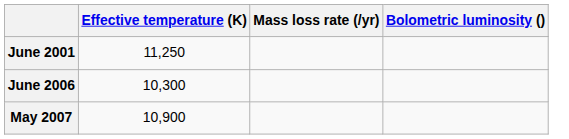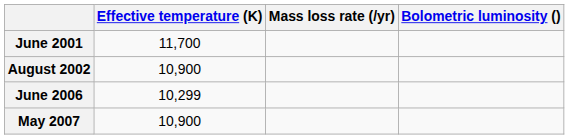(164, 53) 11,250 -> (180, 43) 11,700
+ row: (49, 69)
(164, 85) 10,300 -> (180, 95) 10,299
